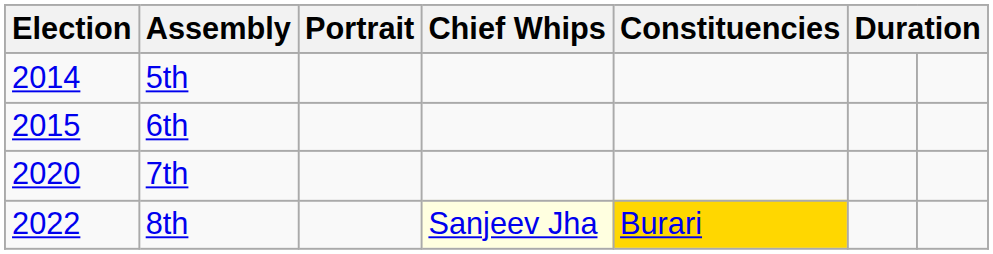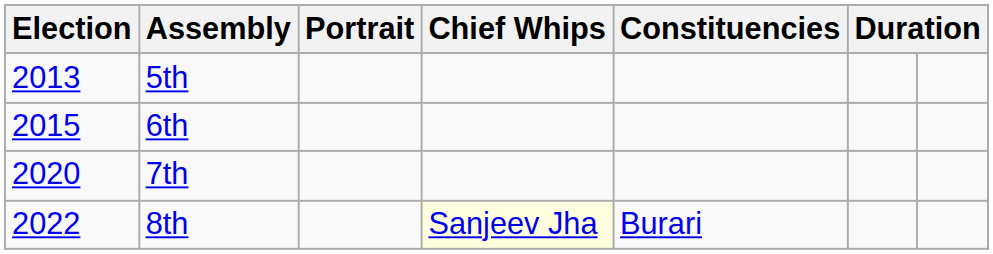(46, 77) 2014 -> (46, 77) 2013
(661, 223) gold background -> (661, 223) no background
